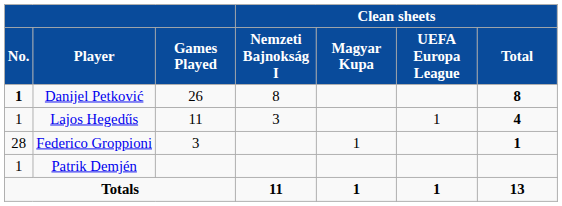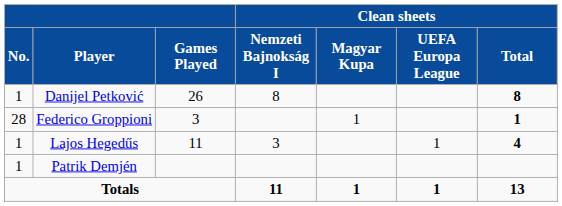(19, 95) bold -> (19, 95) normal
rows swapped: (94, 119) <-> (94, 142)
